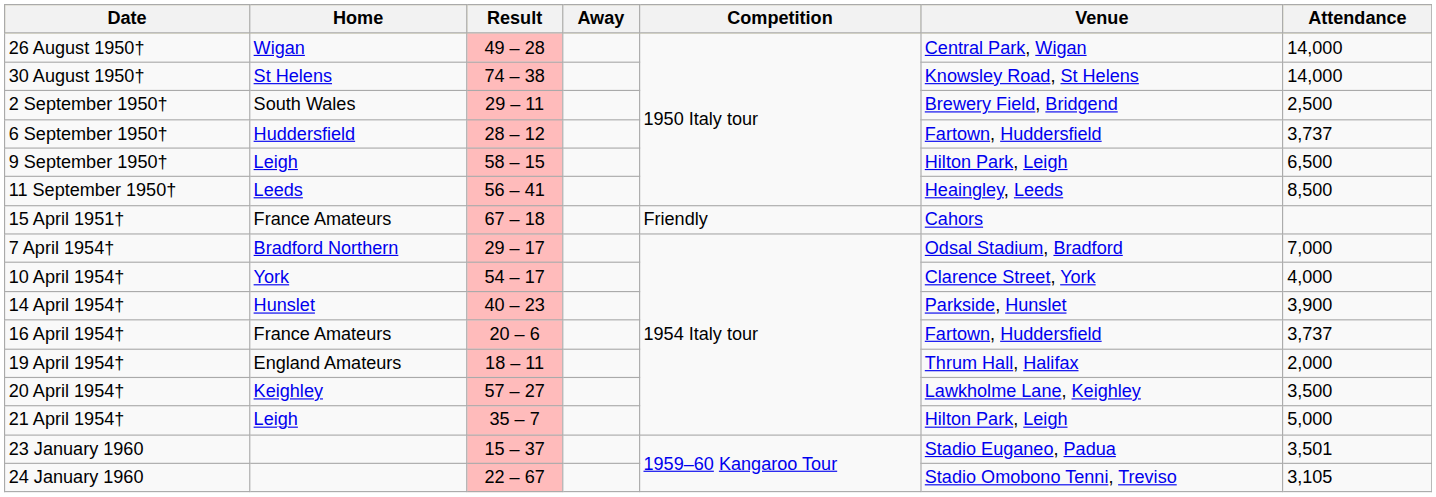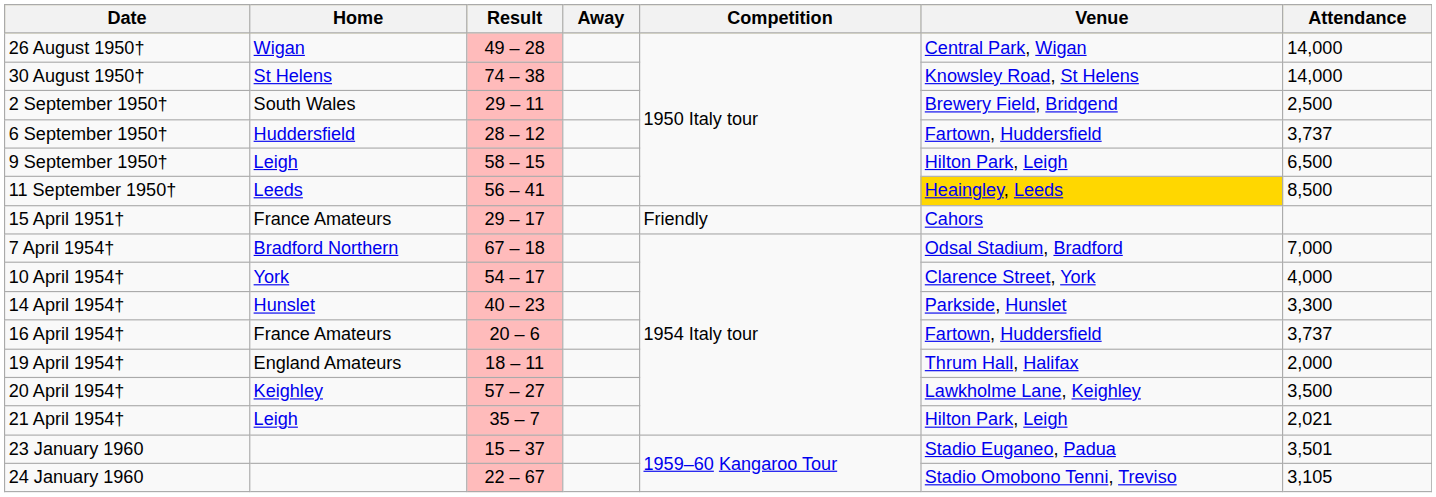(994, 190) no background -> (994, 190) gold background
(515, 219) 67 – 18 -> (515, 219) 29 – 17
(515, 248) 29 – 17 -> (515, 248) 67 – 18
(1310, 305) 3,900 -> (1310, 305) 3,300
(1310, 420) 5,000 -> (1310, 420) 2,021
